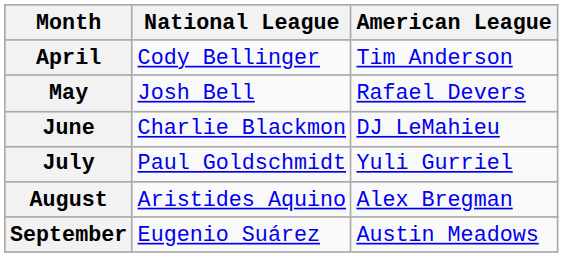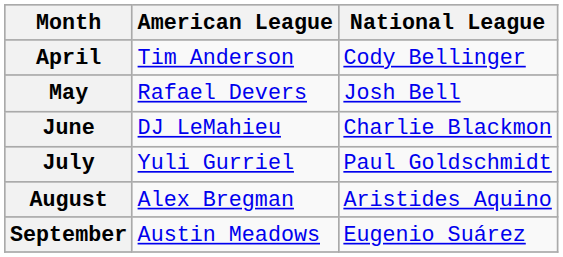columns swapped: (454, 23) <-> (242, 23)
